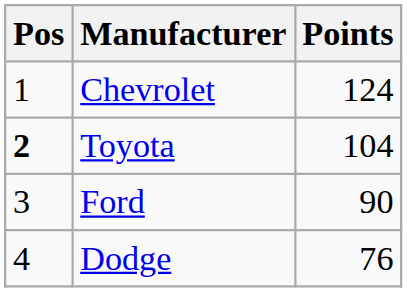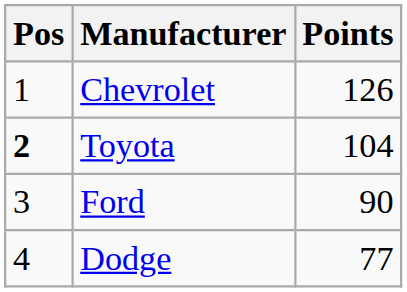(368, 89) 124 -> (368, 89) 126
(376, 258) 76 -> (376, 258) 77
